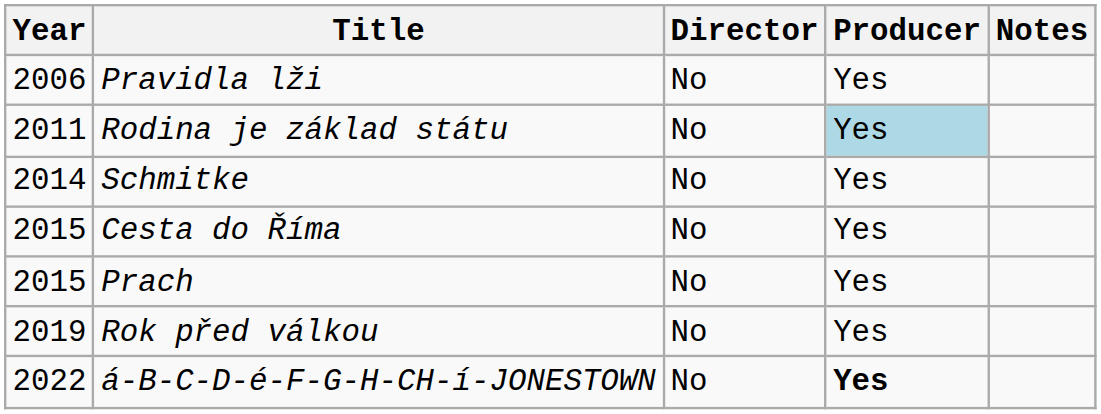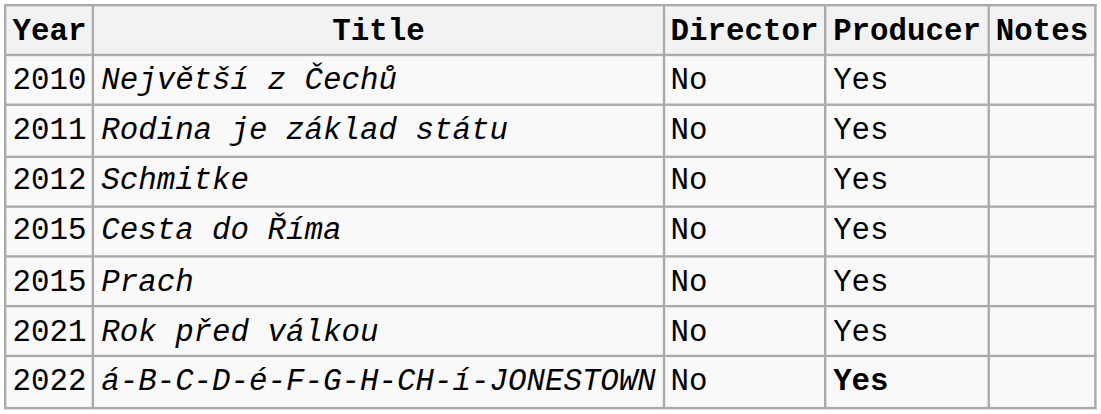- row: (212, 81)
+ row: (249, 81)
(861, 131) lightblue background -> (861, 131) no background
(50, 181) 2014 -> (50, 181) 2012
(50, 332) 2019 -> (50, 332) 2021
